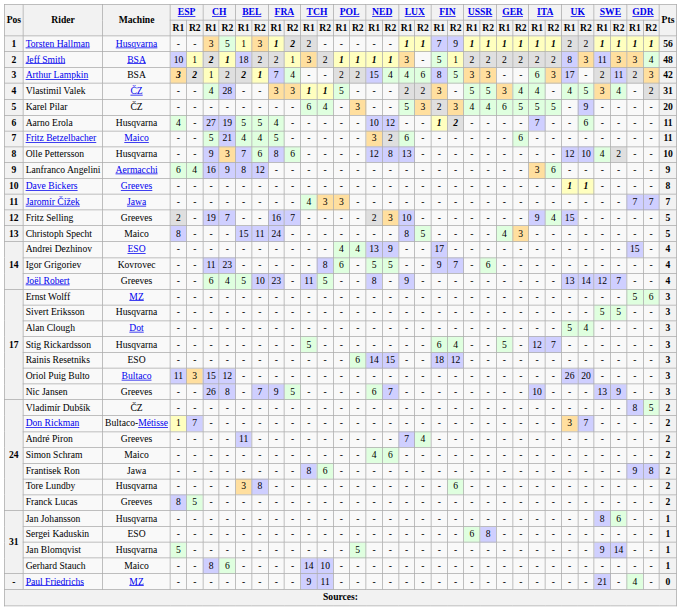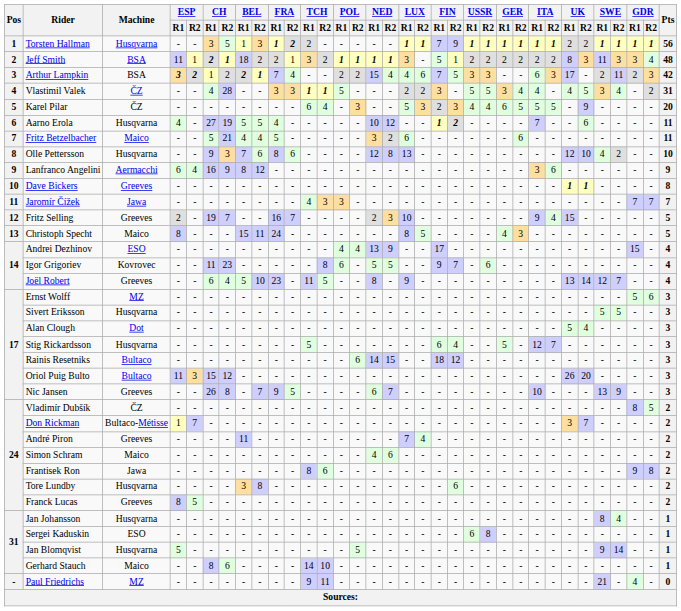(178, 59) 10 -> (178, 59) 11
(439, 75) 8 -> (439, 75) 7
(137, 360) ESO -> (137, 360) Bultaco
(619, 518) 6 -> (619, 518) 4
